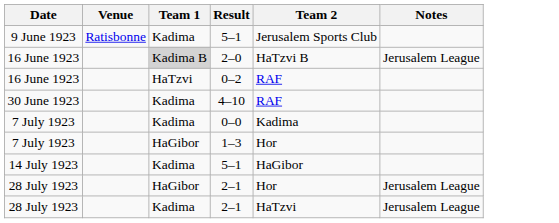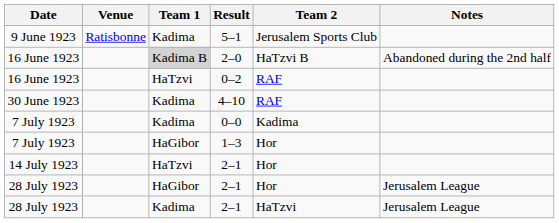(431, 57) Jerusalem League -> (467, 57) Abandoned during the 2nd half
- row: (43, 164)
+ row: (43, 164)
